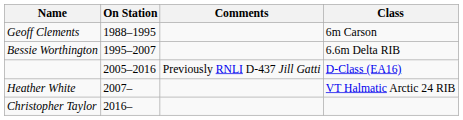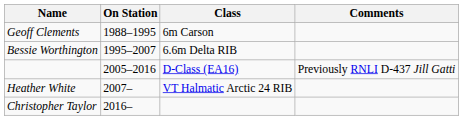columns swapped: (391, 13) <-> (242, 13)
